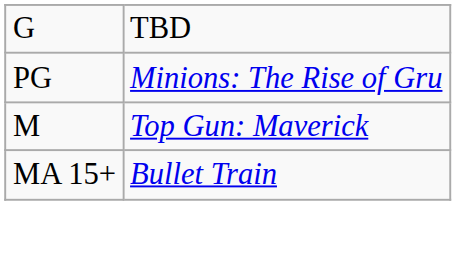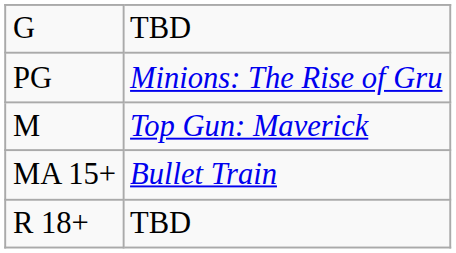+ row: (51, 222)
